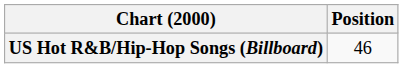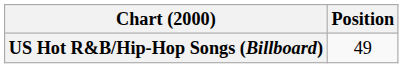(363, 47) 46 -> (363, 47) 49
